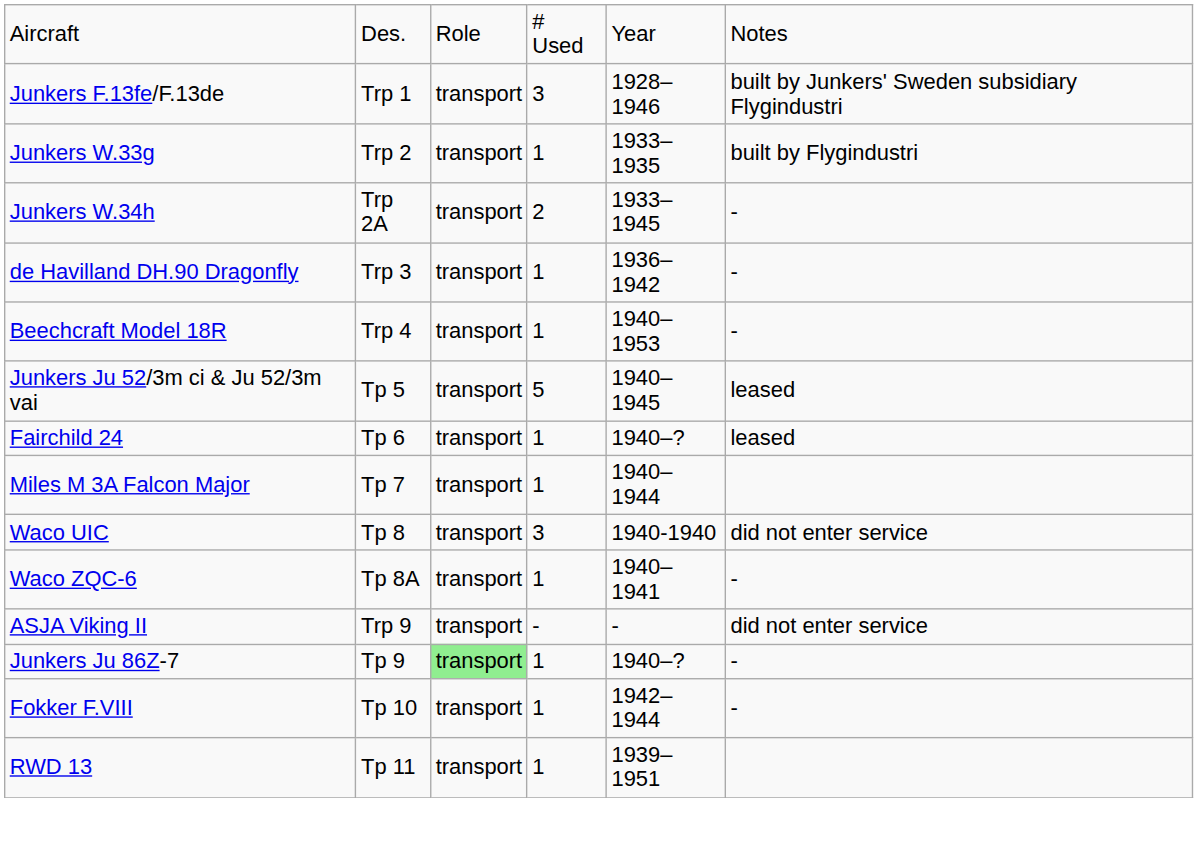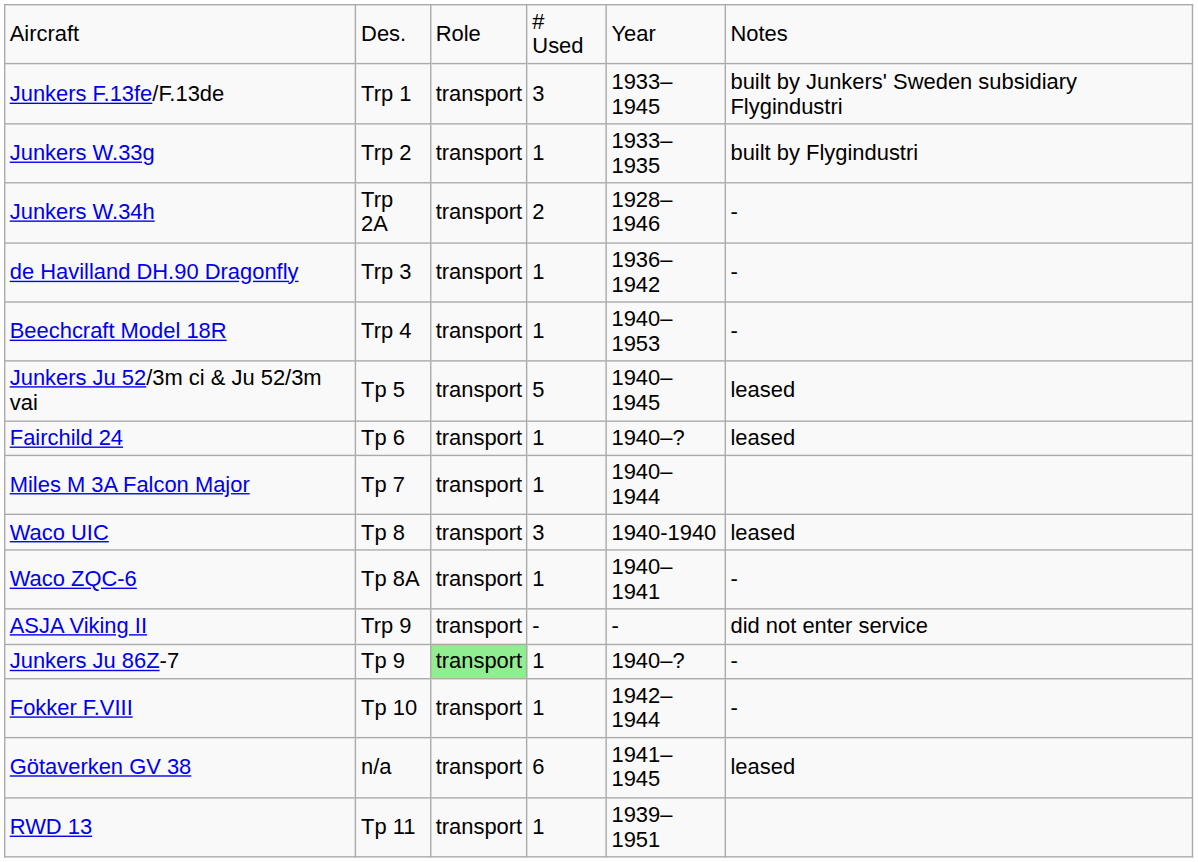(642, 93) 1928–1946 -> (642, 93) 1933–1945
(642, 212) 1933–1945 -> (642, 212) 1928–1946
(829, 532) did not enter service -> (763, 532) leased
+ row: (101, 767)
